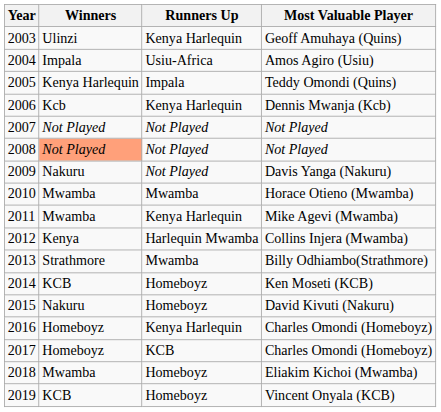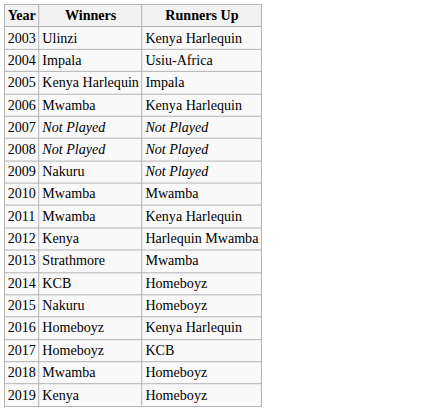- column: (349, 15)
(54, 104) Kcb -> (69, 104) Mwamba
(74, 149) lightsalmon background -> (74, 149) no background
(57, 395) KCB -> (61, 395) Kenya
